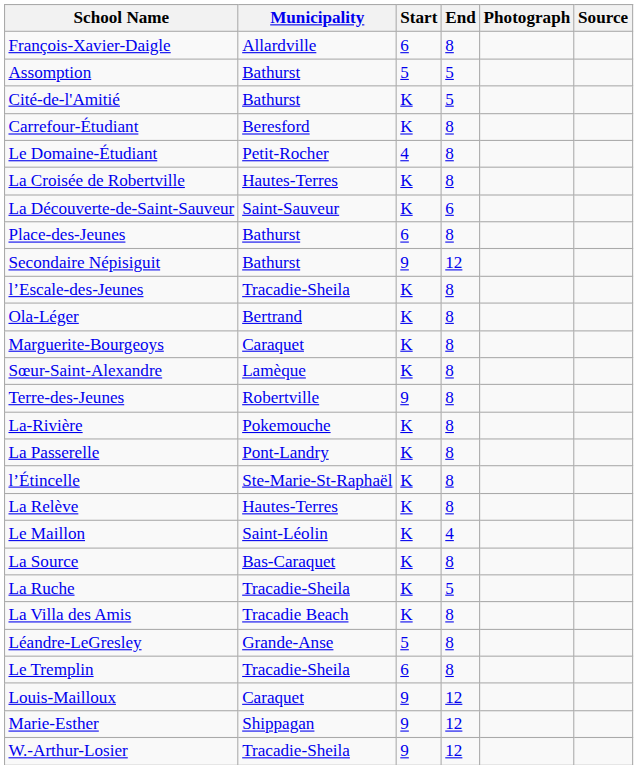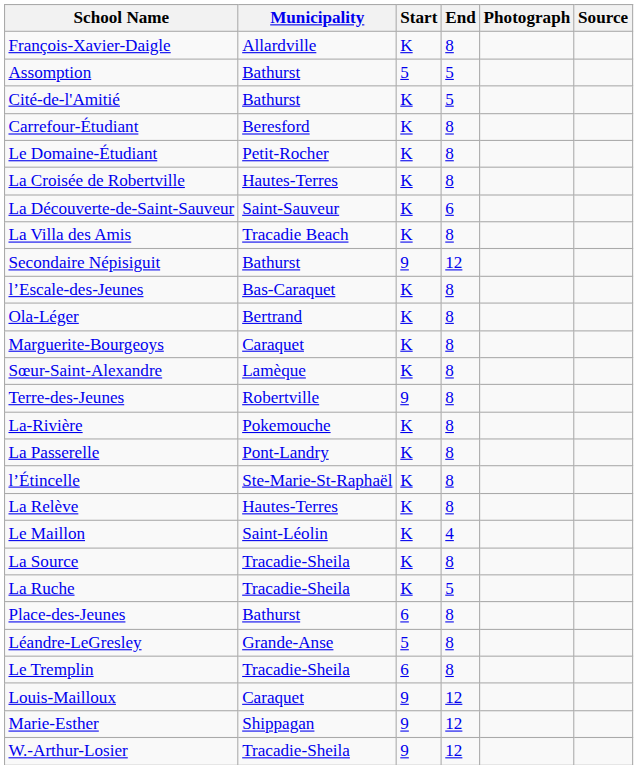(405, 45) 6 -> (406, 45) K
(405, 153) 4 -> (406, 153) K
rows swapped: (67, 235) <-> (70, 615)
(296, 289) Tracadie-Sheila -> (289, 289) Bas-Caraquet
(289, 561) Bas-Caraquet -> (296, 561) Tracadie-Sheila
